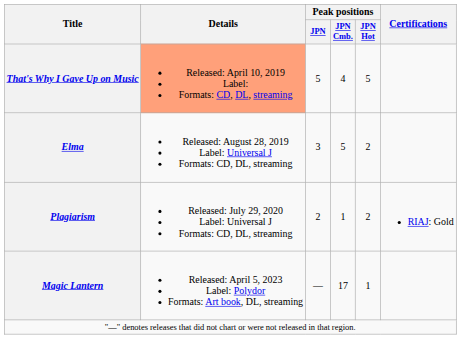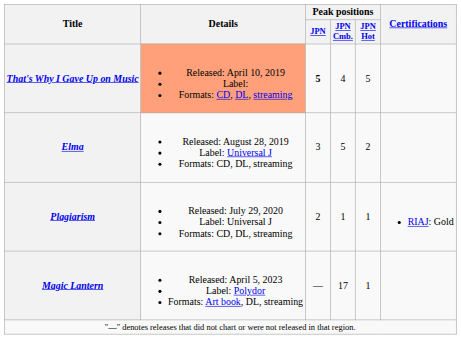(318, 78) normal -> (318, 78) bold
(368, 216) 2 -> (368, 216) 1
